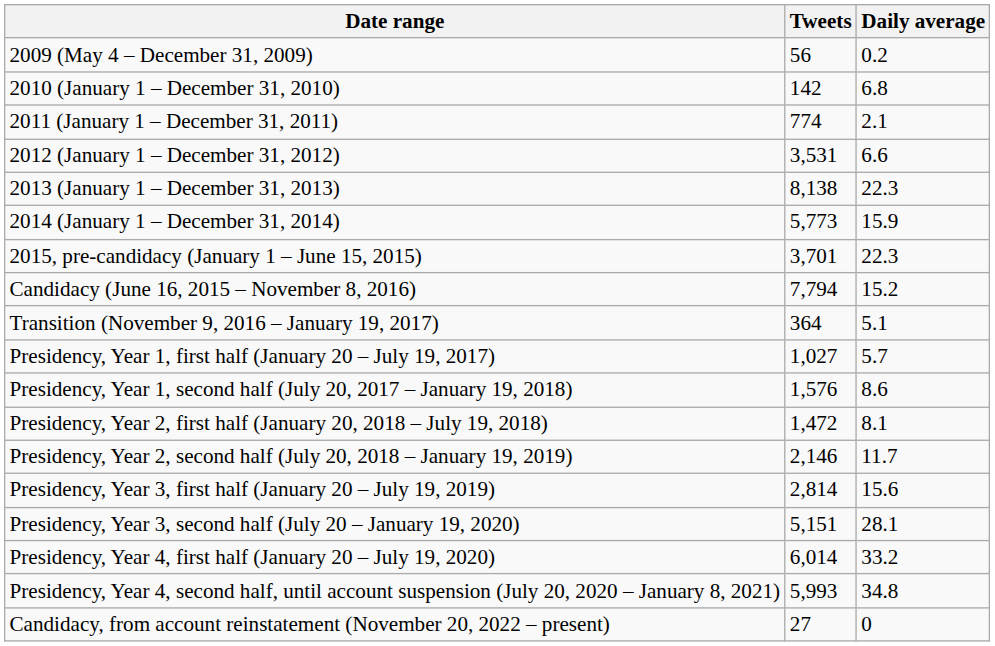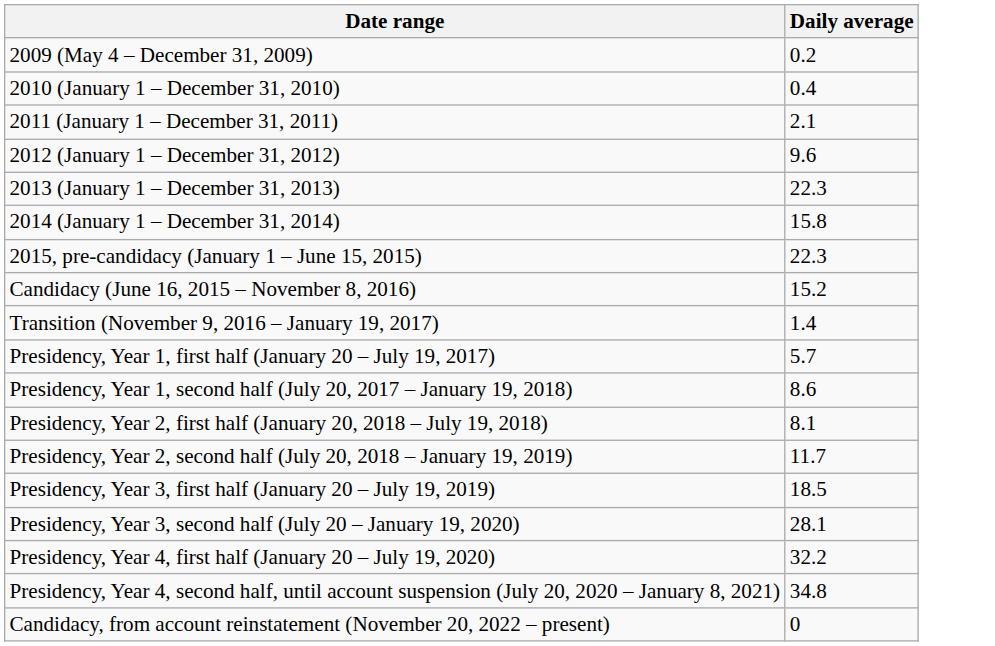- column: (821, 21)
(875, 88) 6.8 -> (803, 88) 0.4
(875, 155) 6.6 -> (803, 155) 9.6
(880, 222) 15.9 -> (808, 222) 15.8
(875, 322) 5.1 -> (803, 322) 1.4
(880, 490) 15.6 -> (808, 490) 18.5
(880, 557) 33.2 -> (808, 557) 32.2
